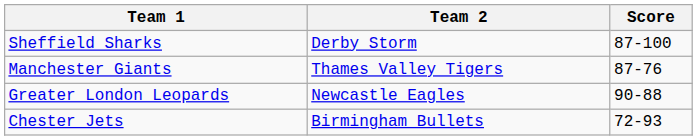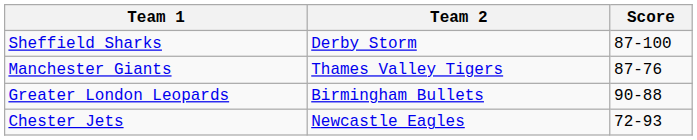(388, 96) Newcastle Eagles -> (398, 96) Birmingham Bullets
(398, 122) Birmingham Bullets -> (388, 122) Newcastle Eagles
